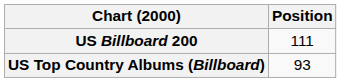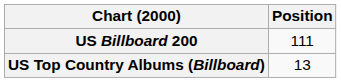(302, 65) 93 -> (302, 65) 13
